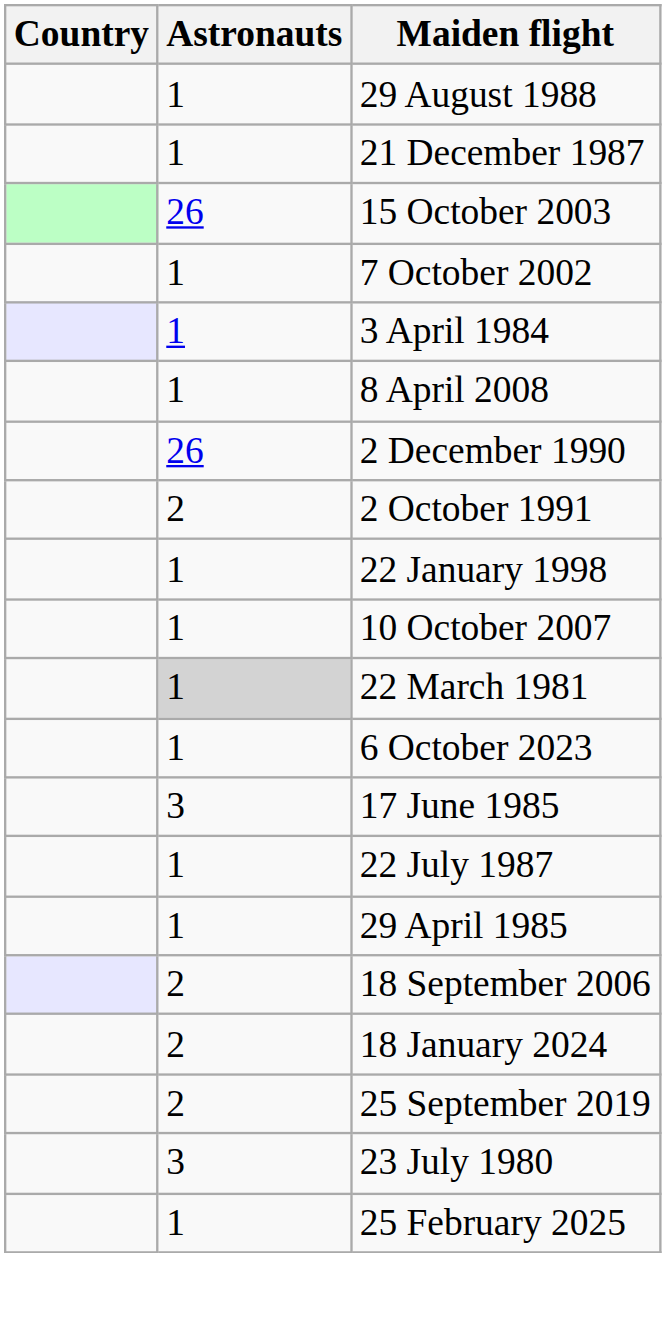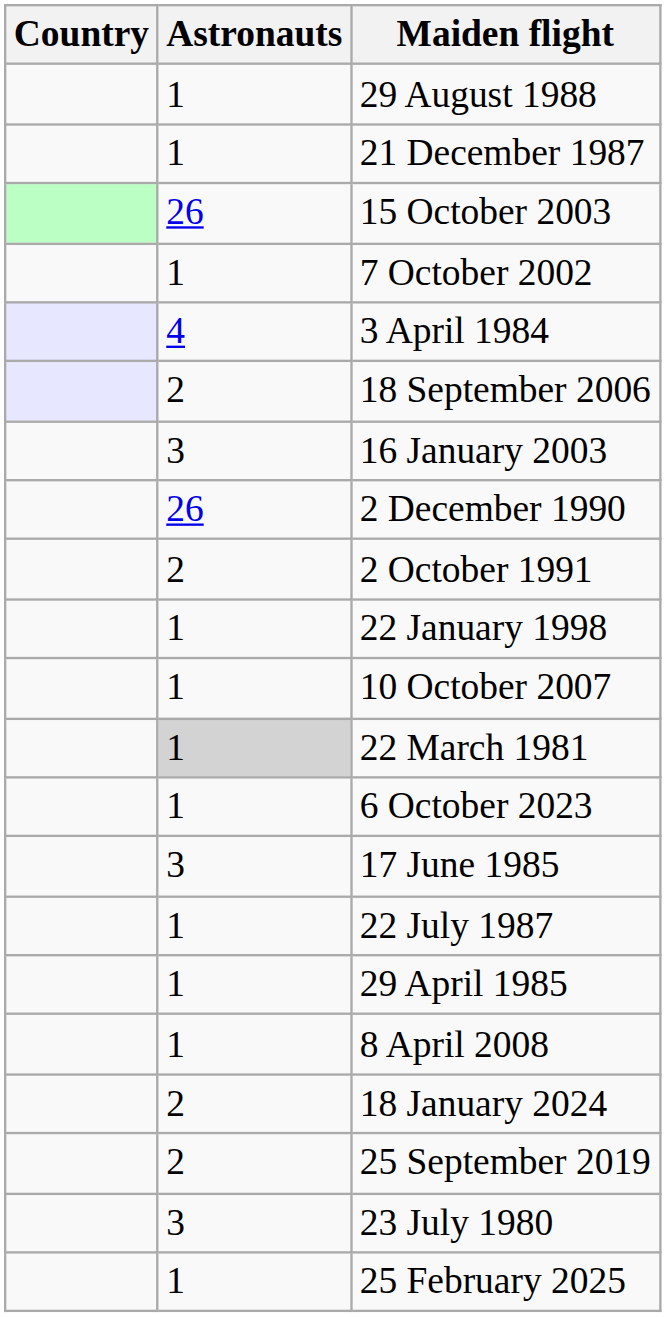(176, 331) 1 -> (176, 331) 4
rows swapped: (505, 984) <-> (454, 390)
+ row: (483, 449)
